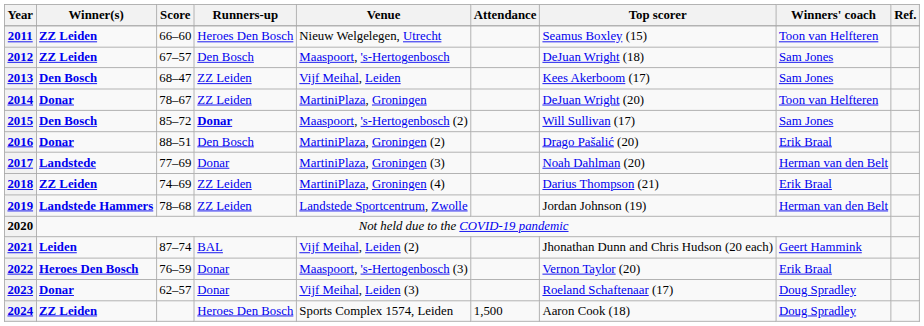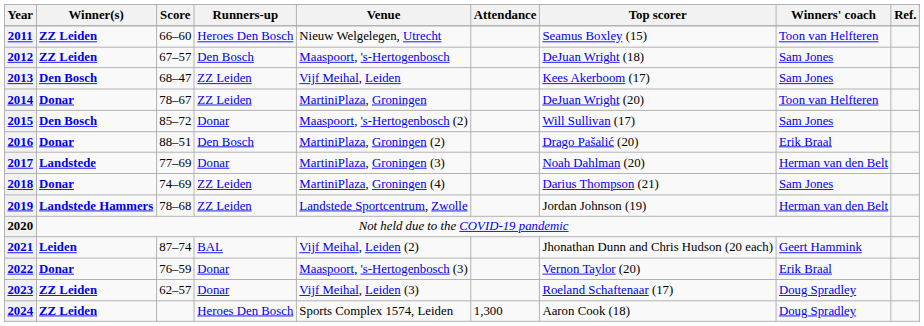(215, 121) bold -> (213, 121) normal
(68, 184) ZZ Leiden -> (57, 184) Donar
(805, 184) Erik Braal -> (806, 184) Sam Jones
(89, 269) Heroes Den Bosch -> (57, 269) Donar
(57, 290) Donar -> (68, 290) ZZ Leiden
(488, 311) 1,500 -> (488, 311) 1,300
